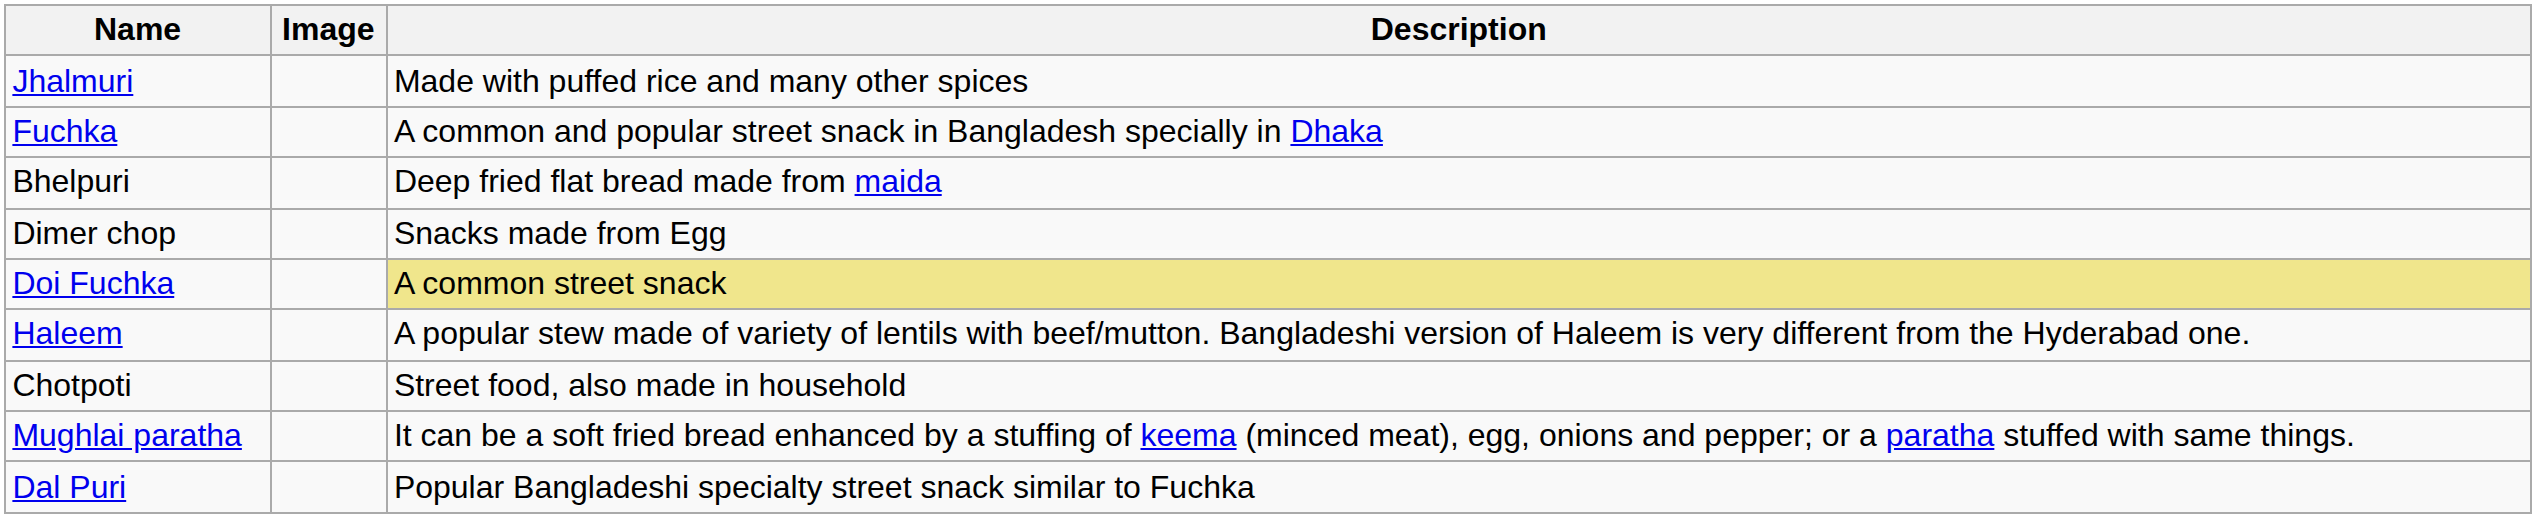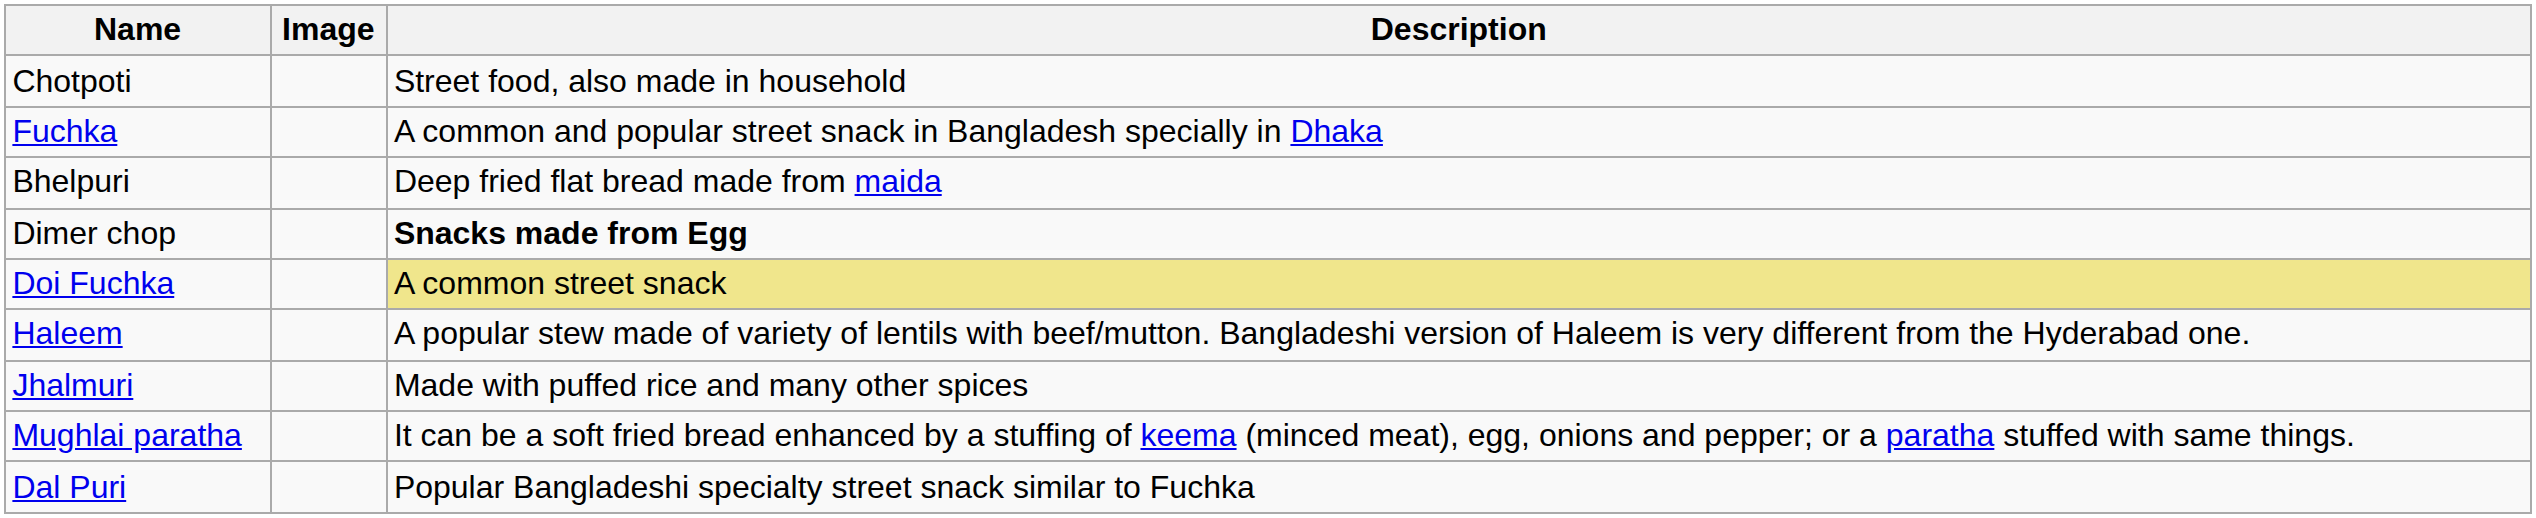rows swapped: (72, 385) <-> (73, 80)
(560, 232) normal -> (571, 232) bold
